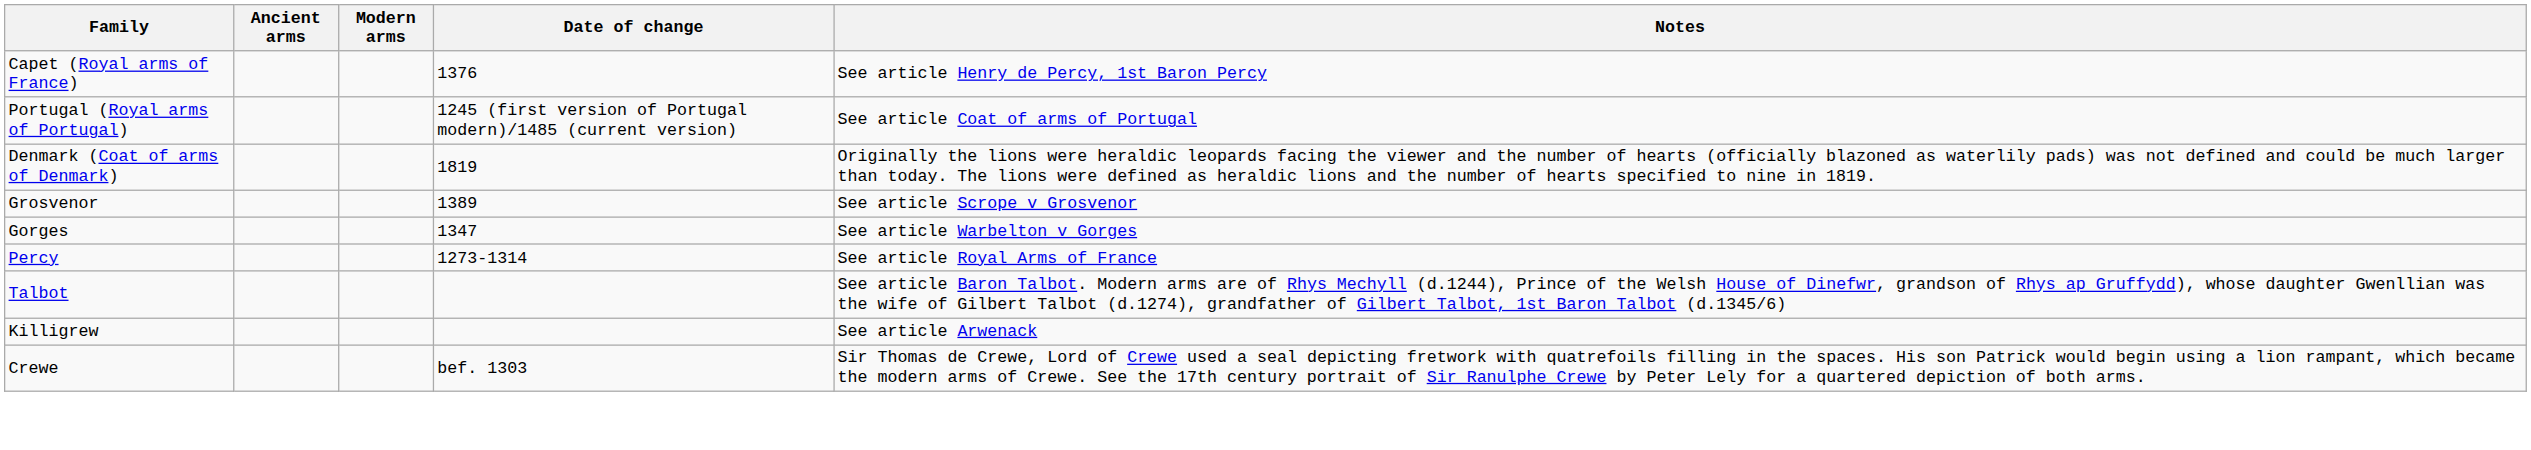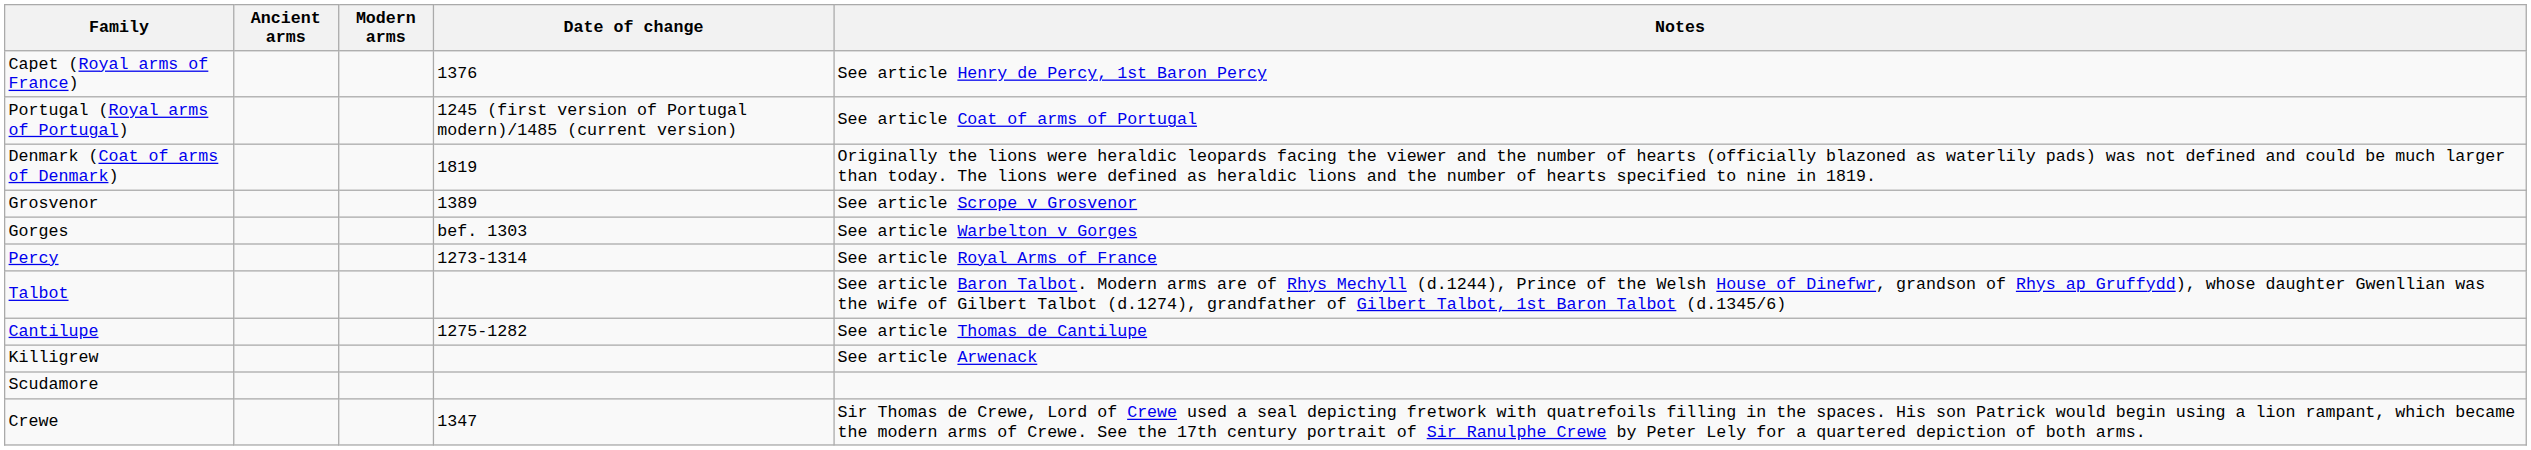(457, 231) 1347 -> (482, 231) bef. 1303
+ row: (54, 331)
+ row: (54, 385)
(482, 368) bef. 1303 -> (457, 422) 1347
